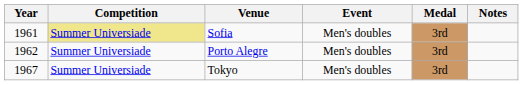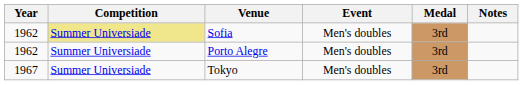(26, 32) 1961 -> (26, 32) 1962
